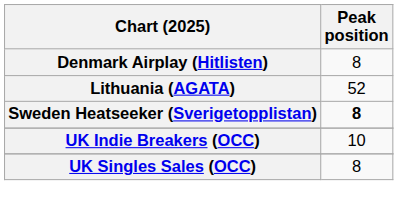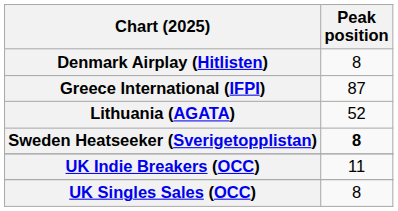+ row: (163, 88)
(357, 140) 10 -> (357, 166) 11
